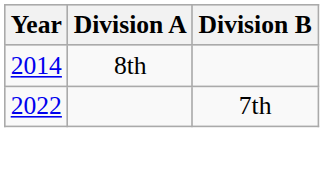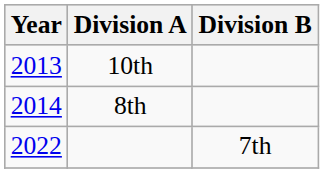+ row: (130, 65)
